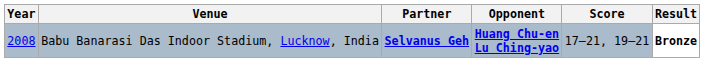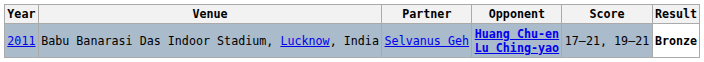(21, 41) 2008 -> (21, 41) 2011
(427, 41) bold -> (427, 41) normal
